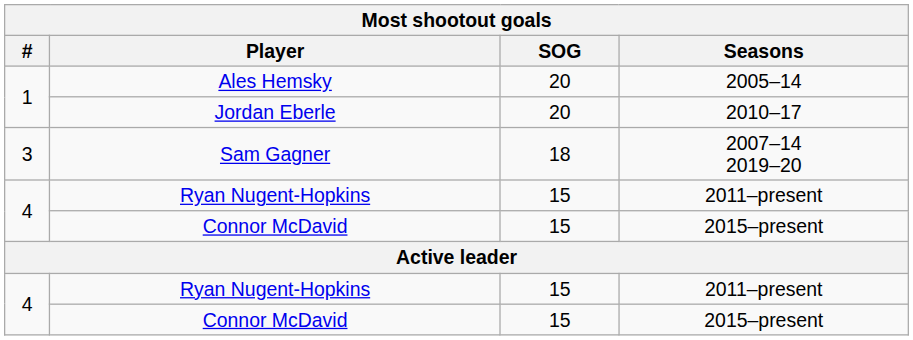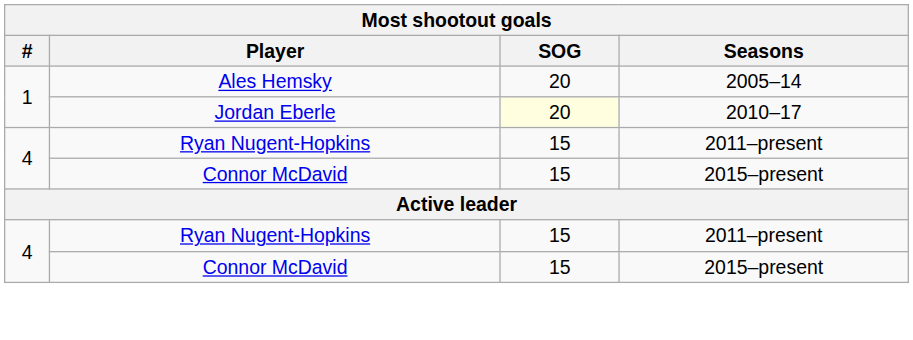(560, 113) no background -> (560, 113) lightyellow background
- row: (275, 154)
